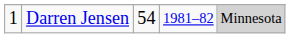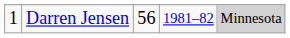(146, 18) 54 -> (146, 18) 56
